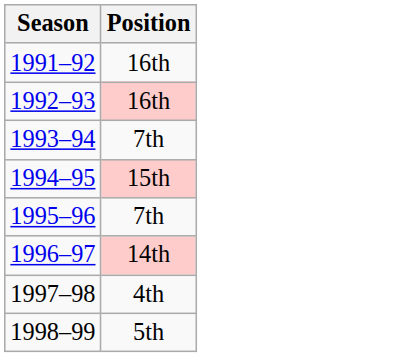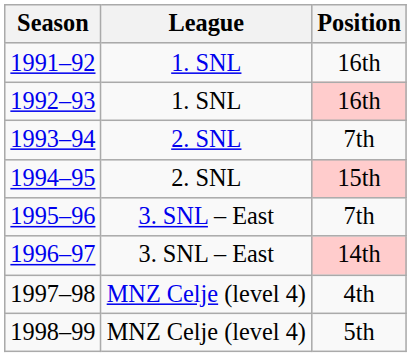+ column: (206, 23)
